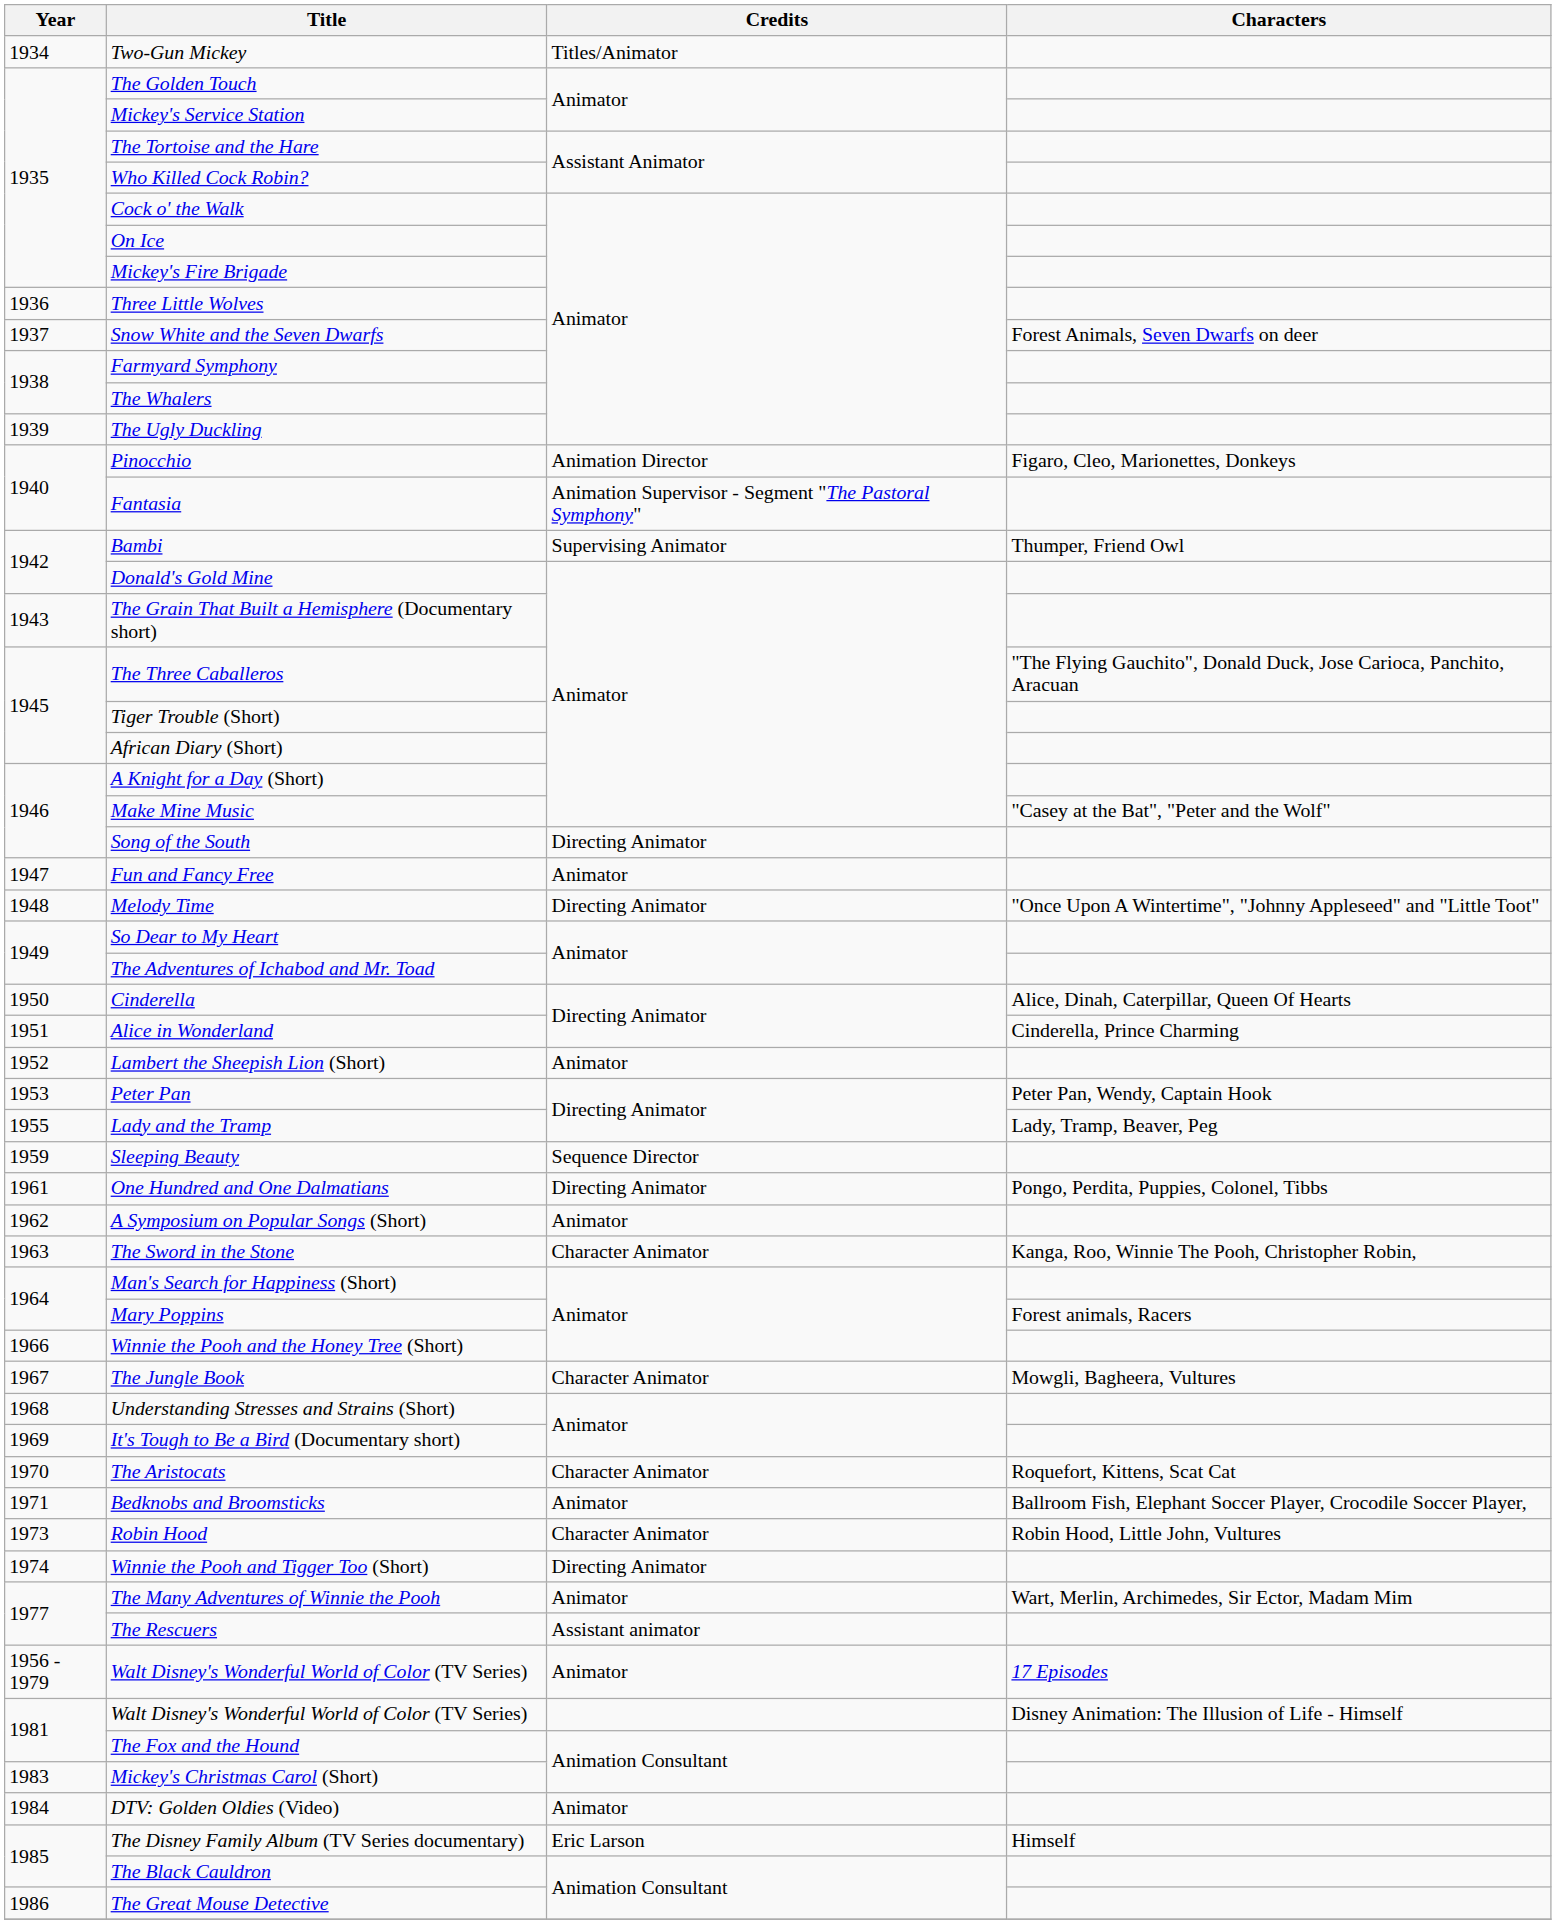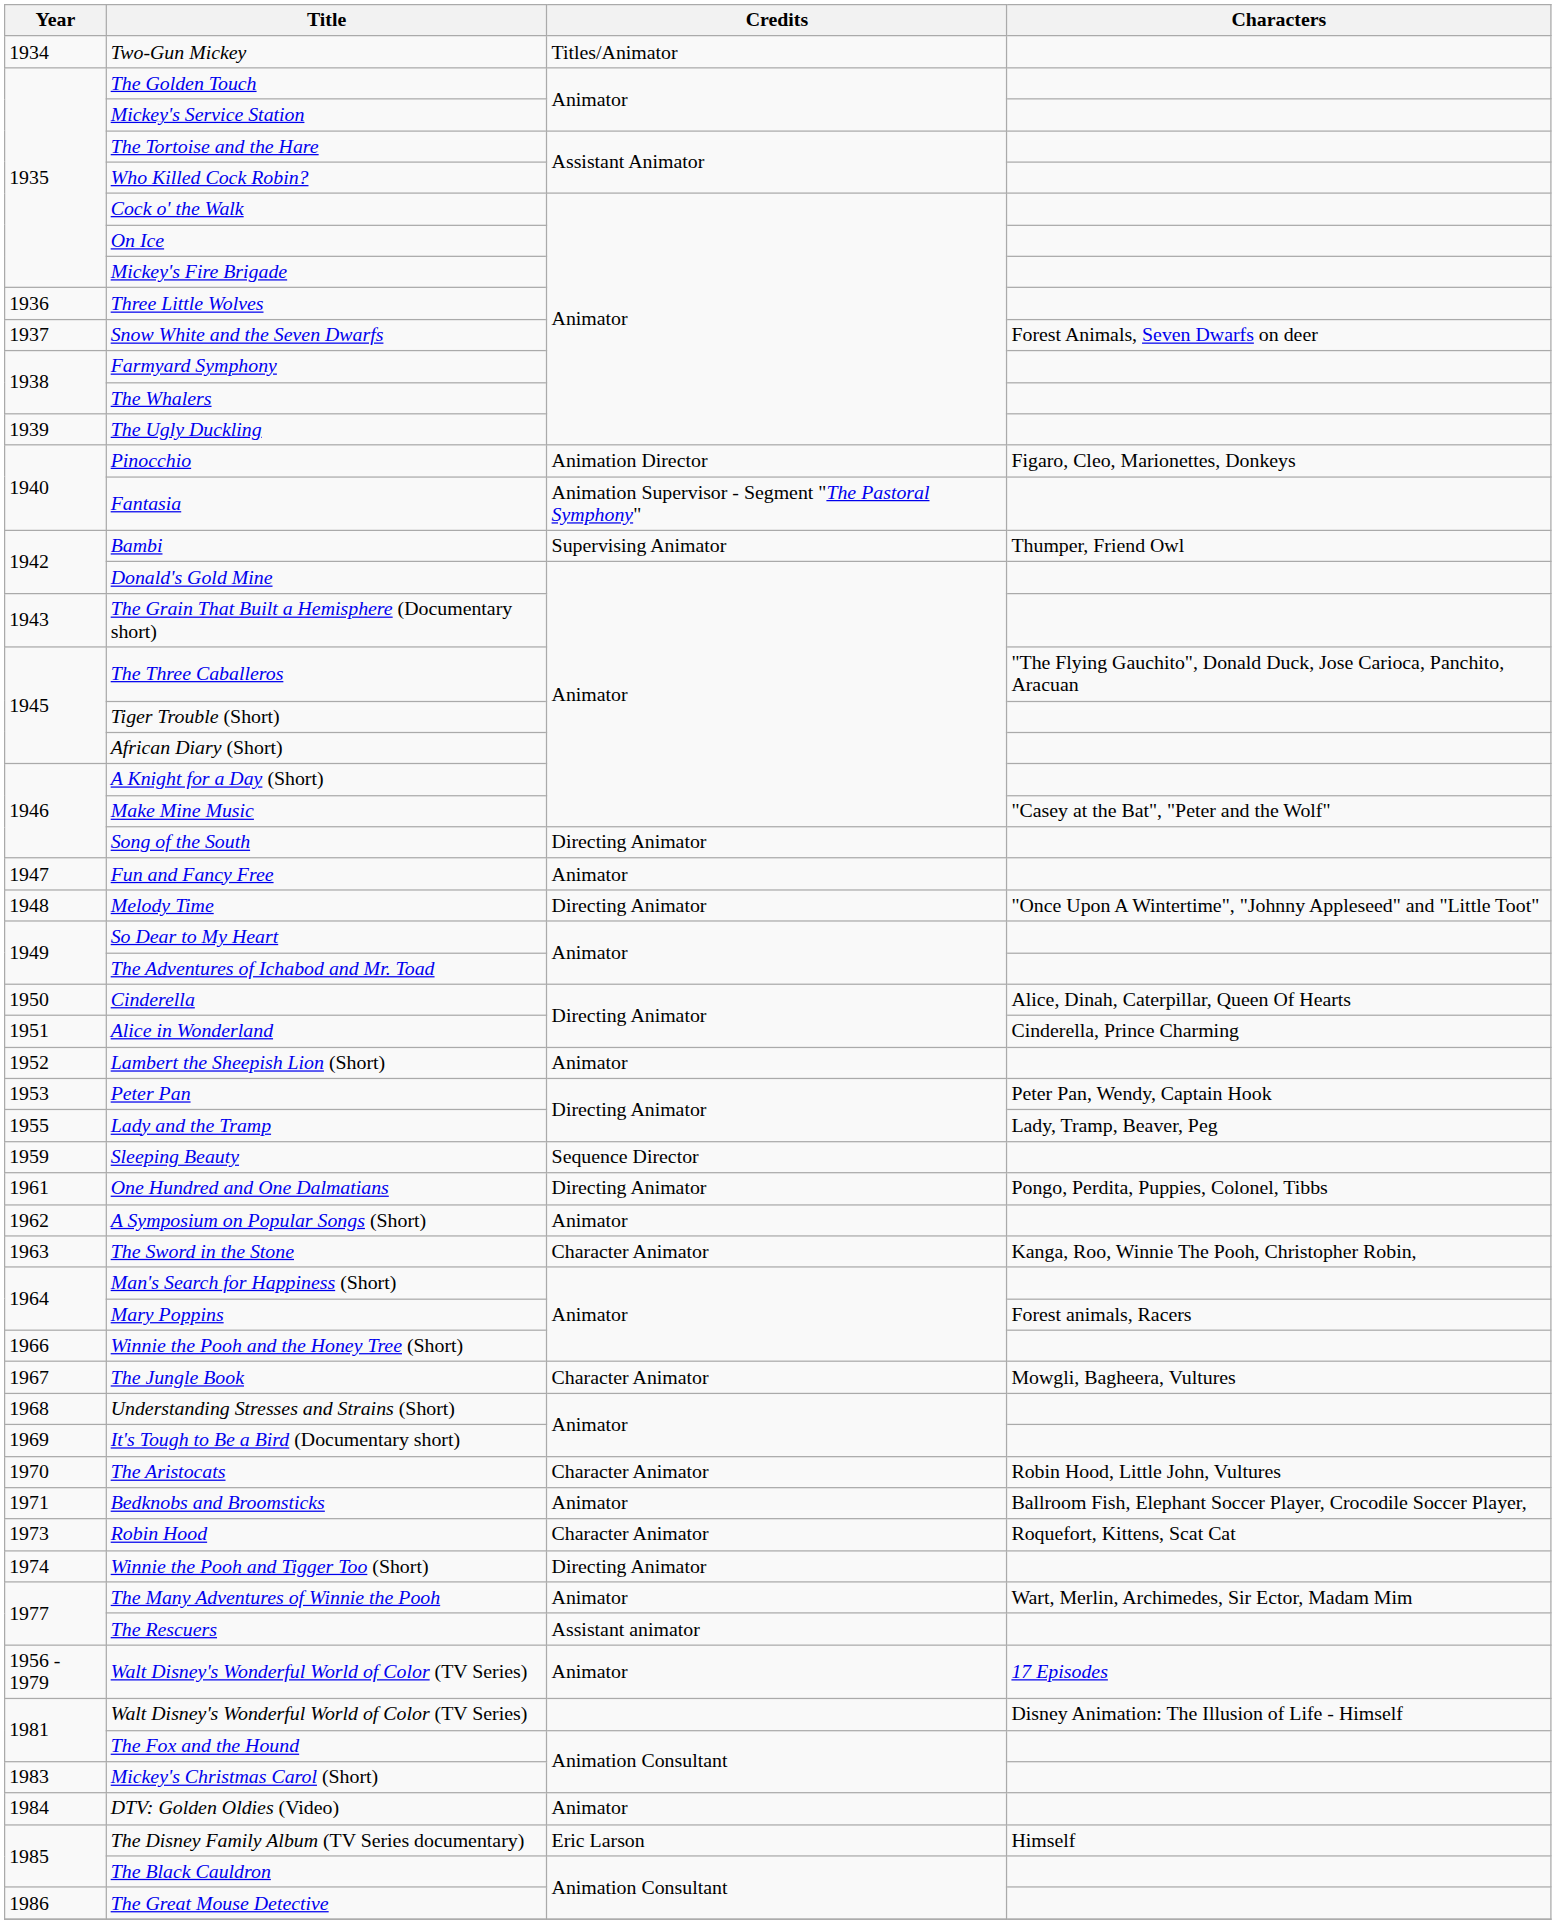(1124, 1471) Roquefort, Kittens, Scat Cat -> (1146, 1471) Robin Hood, Little John, Vultures
(1146, 1534) Robin Hood, Little John, Vultures -> (1124, 1534) Roquefort, Kittens, Scat Cat
